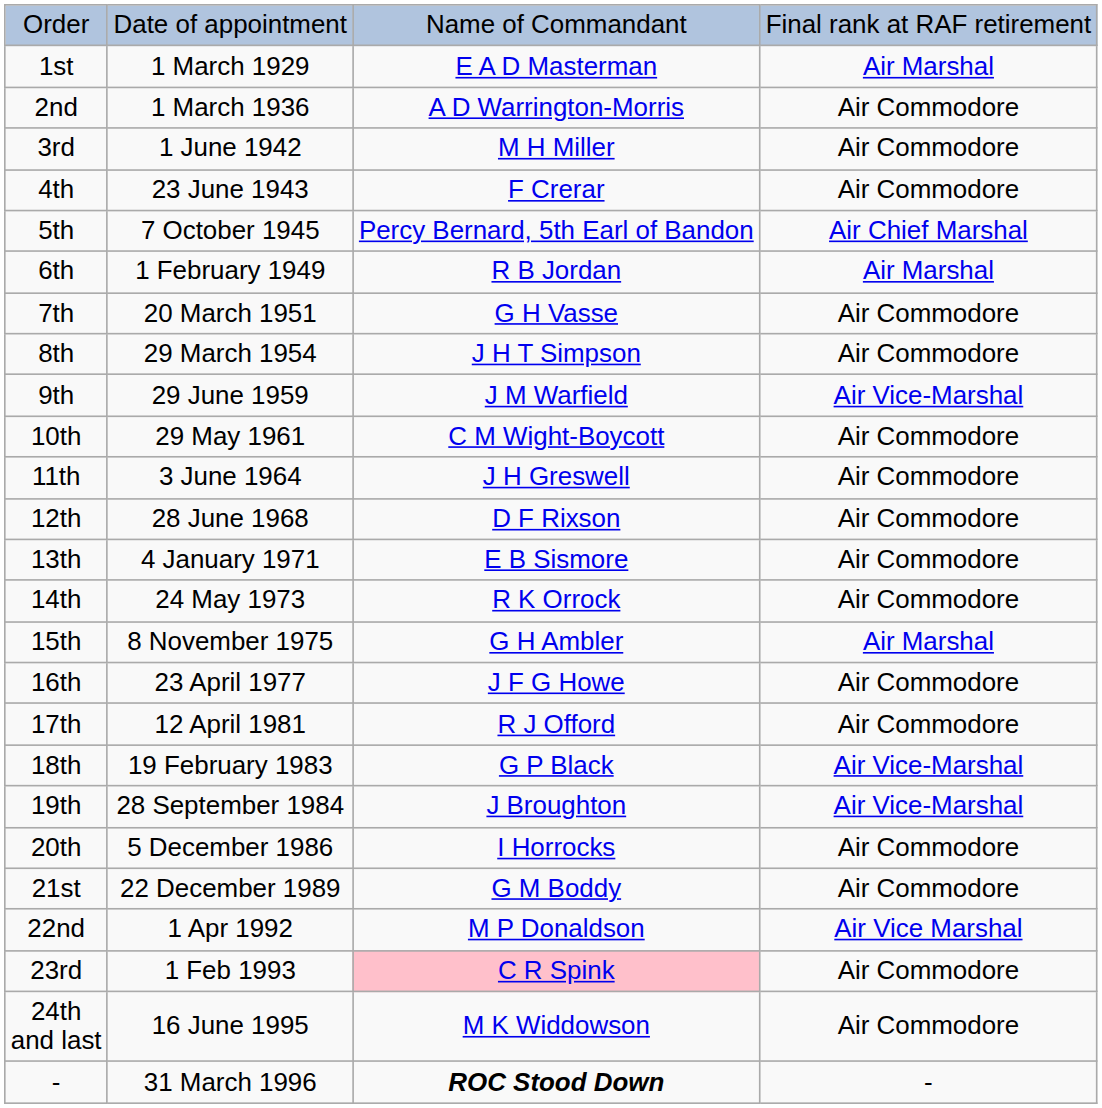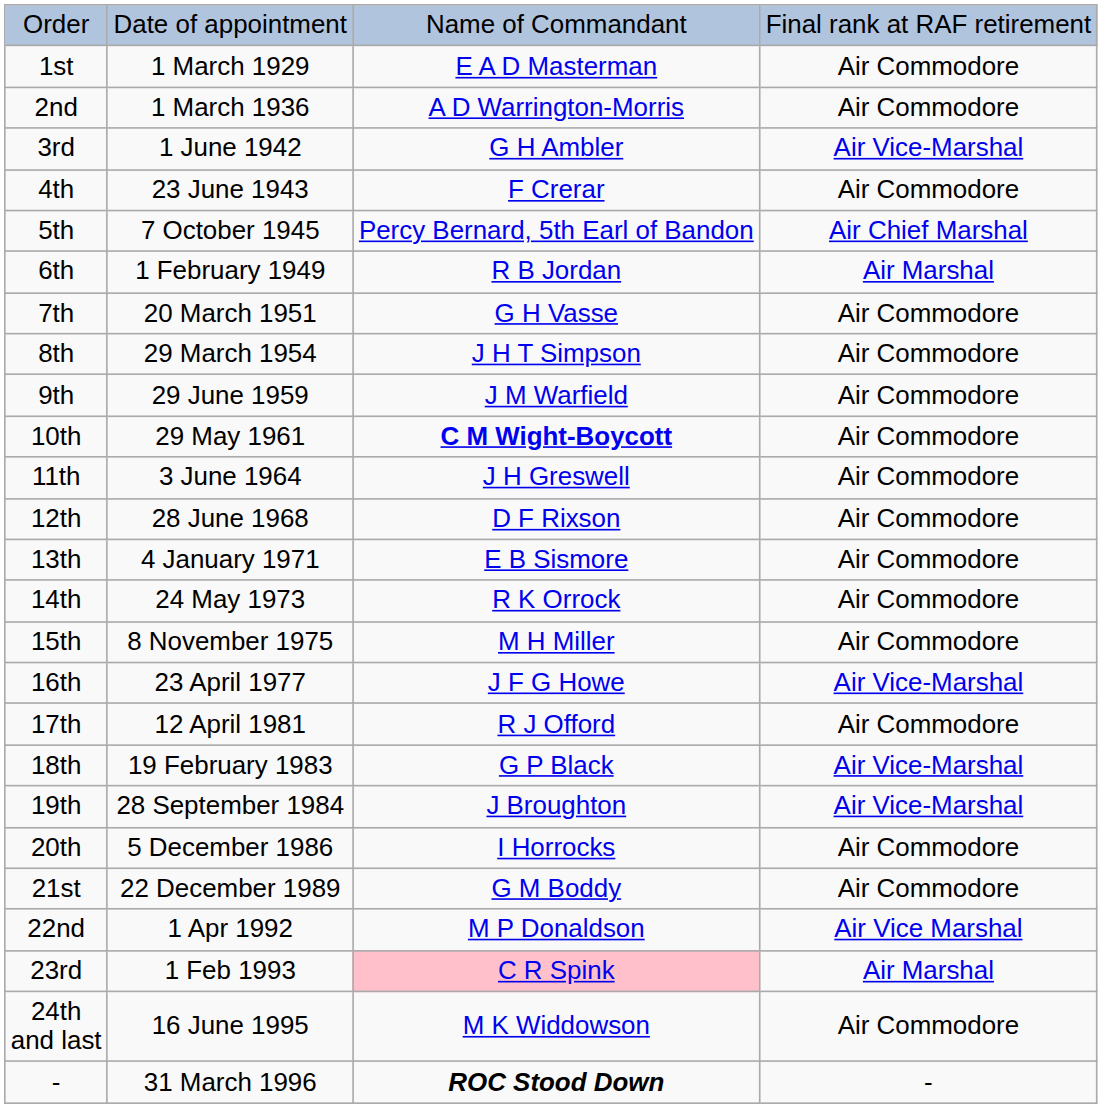(928, 66) Air Marshal -> (928, 66) Air Commodore
(556, 148) M H Miller -> (556, 148) G H Ambler
(928, 148) Air Commodore -> (928, 148) Air Vice-Marshal
(928, 395) Air Vice-Marshal -> (928, 395) Air Commodore
(556, 436) normal -> (556, 436) bold
(556, 641) G H Ambler -> (556, 641) M H Miller
(928, 641) Air Marshal -> (928, 641) Air Commodore
(928, 682) Air Commodore -> (928, 682) Air Vice-Marshal
(928, 970) Air Commodore -> (928, 970) Air Marshal
